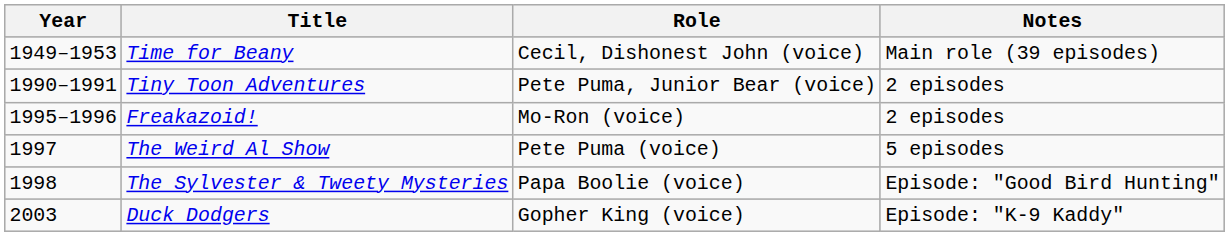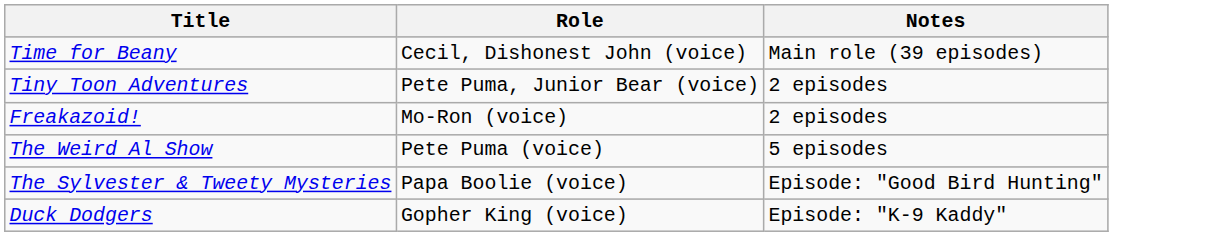- column: (63, 21)
